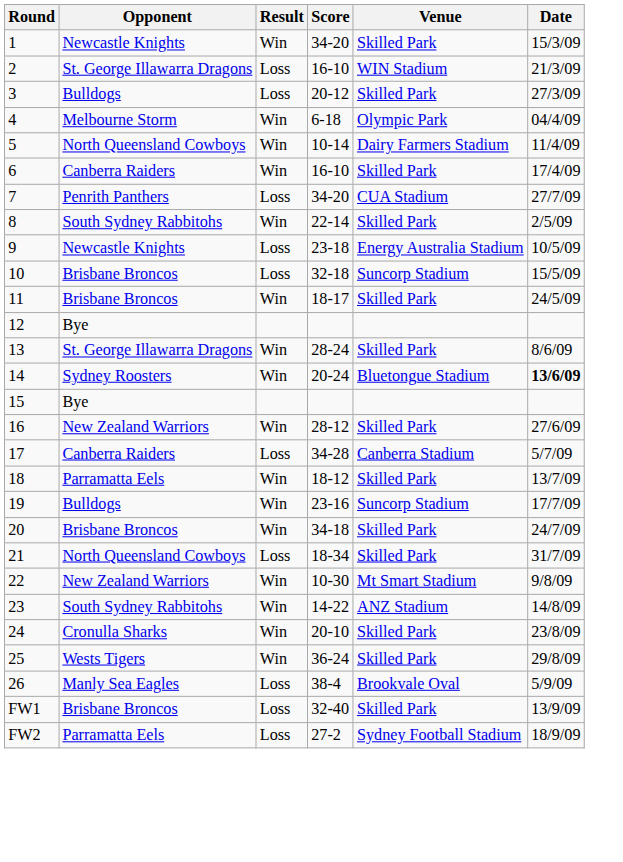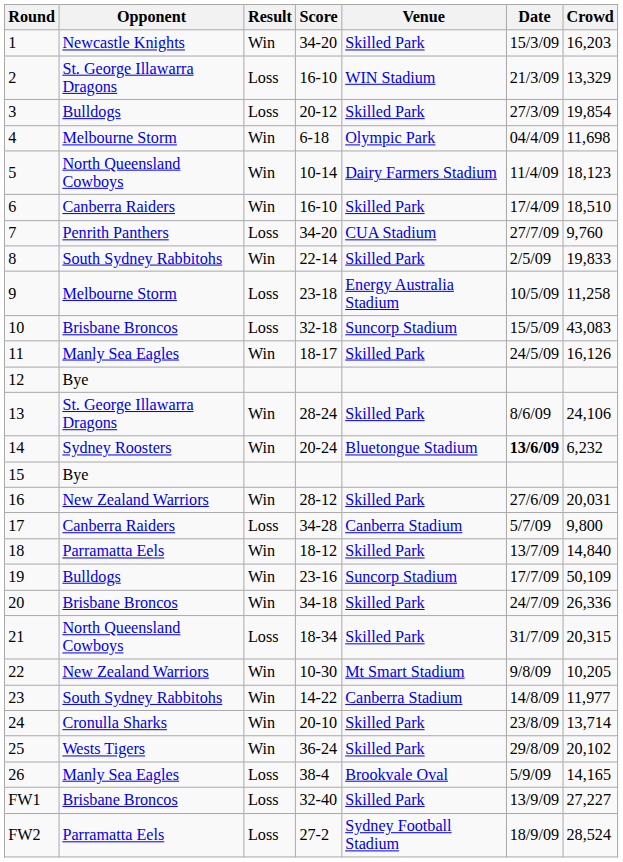+ column: (590, 17)
(124, 247) Newcastle Knights -> (120, 293) Melbourne Storm
(120, 299) Brisbane Broncos -> (121, 353) Manly Sea Eagles
(403, 606) ANZ Stadium -> (404, 697) Canberra Stadium
